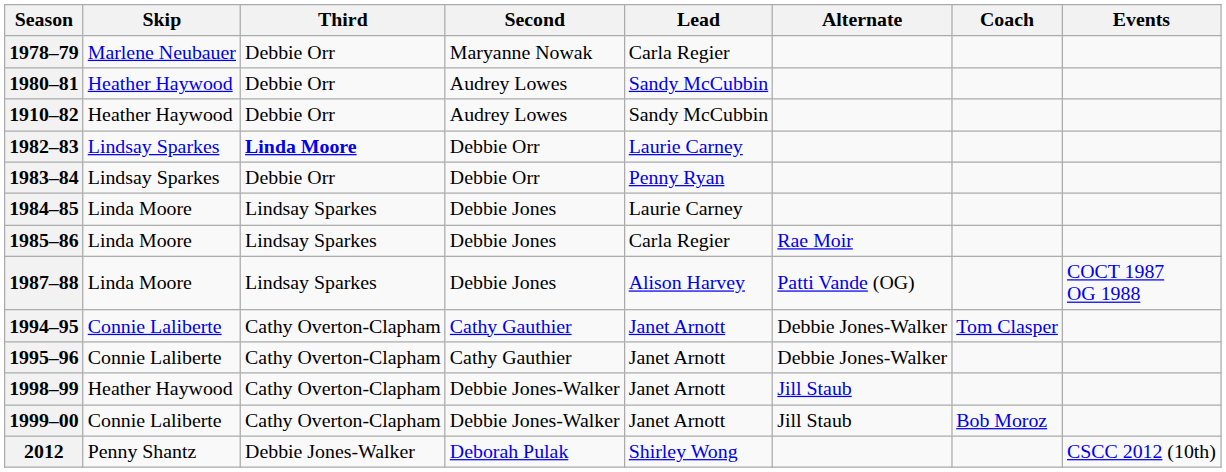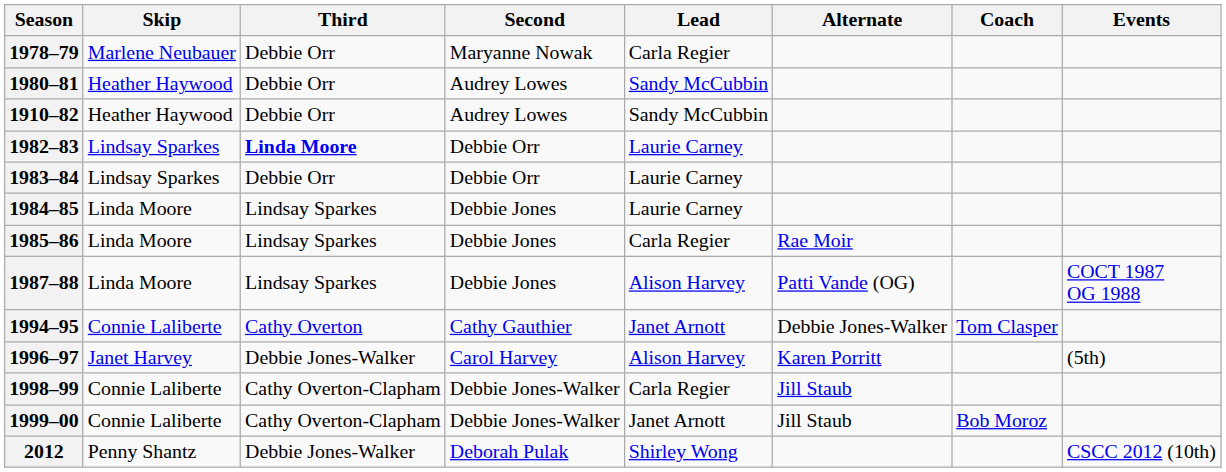(677, 177) Penny Ryan -> (686, 177) Laurie Carney
(343, 325) Cathy Overton-Clapham -> (304, 325) Cathy Overton
- row: (44, 357)
+ row: (44, 357)
(160, 388) Heather Haywood -> (155, 388) Connie Laliberte
(677, 388) Janet Arnott -> (679, 388) Carla Regier
